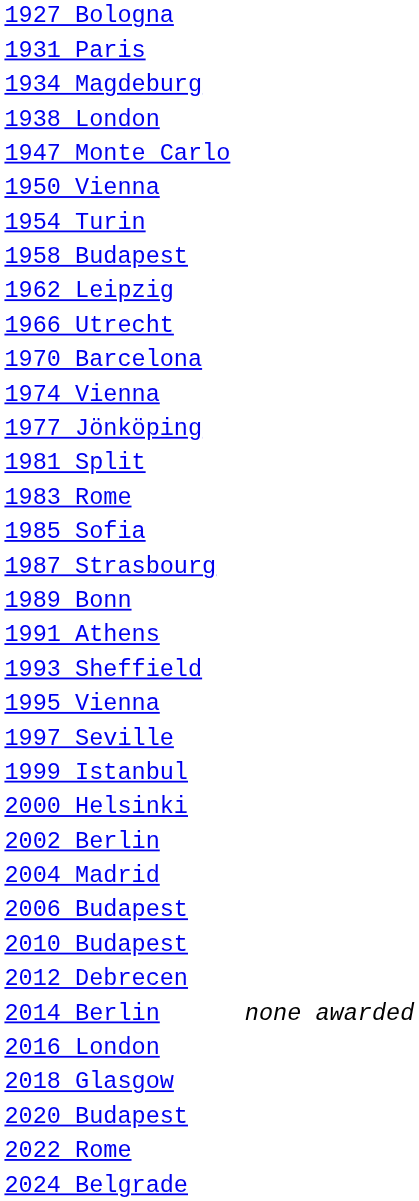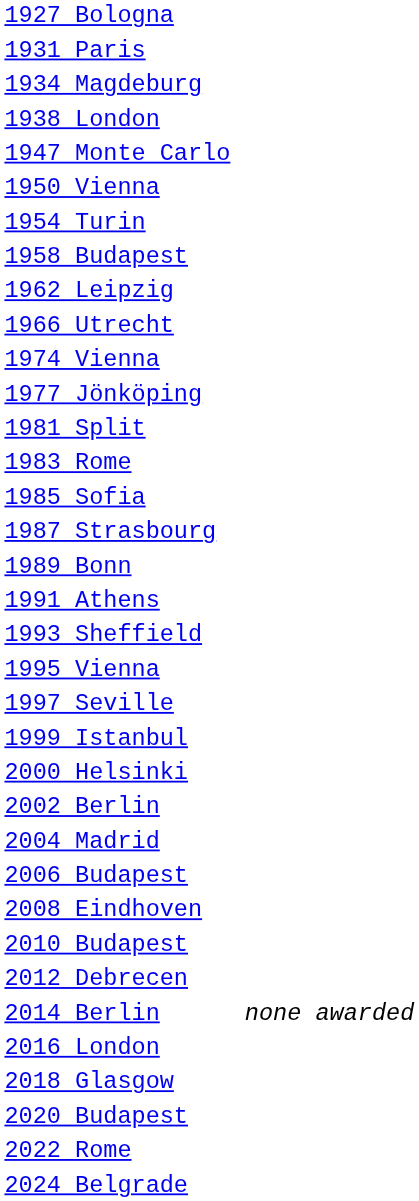- row: (103, 360)
+ row: (103, 910)
